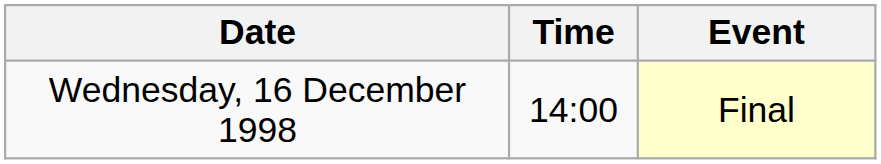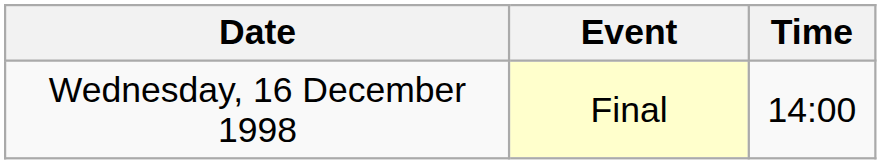columns swapped: (574, 32) <-> (756, 32)
